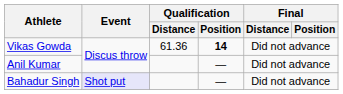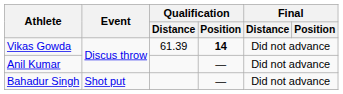(174, 47) 61.36 -> (174, 47) 61.39
(105, 82) lavender background -> (105, 82) no background
